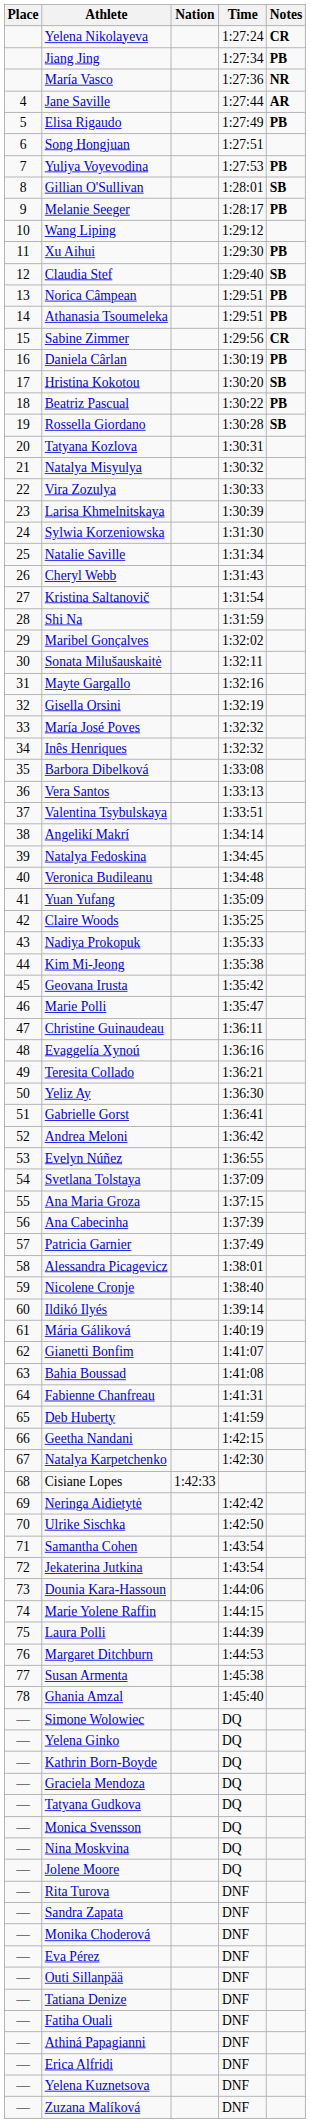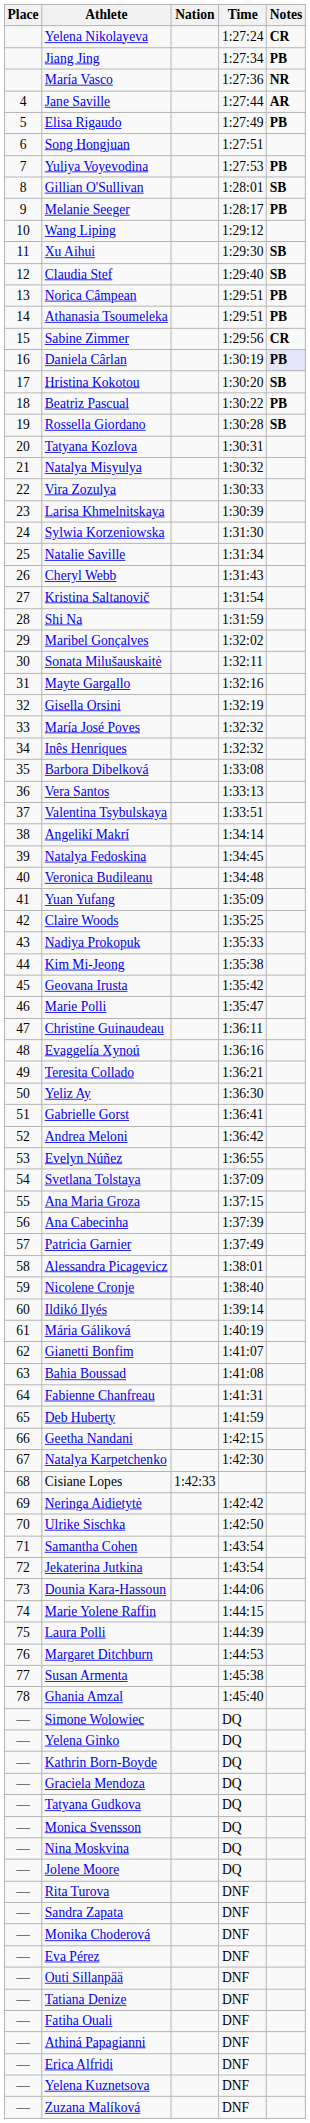(278, 252) PB -> (278, 252) SB
(278, 360) no background -> (278, 360) lavender background
